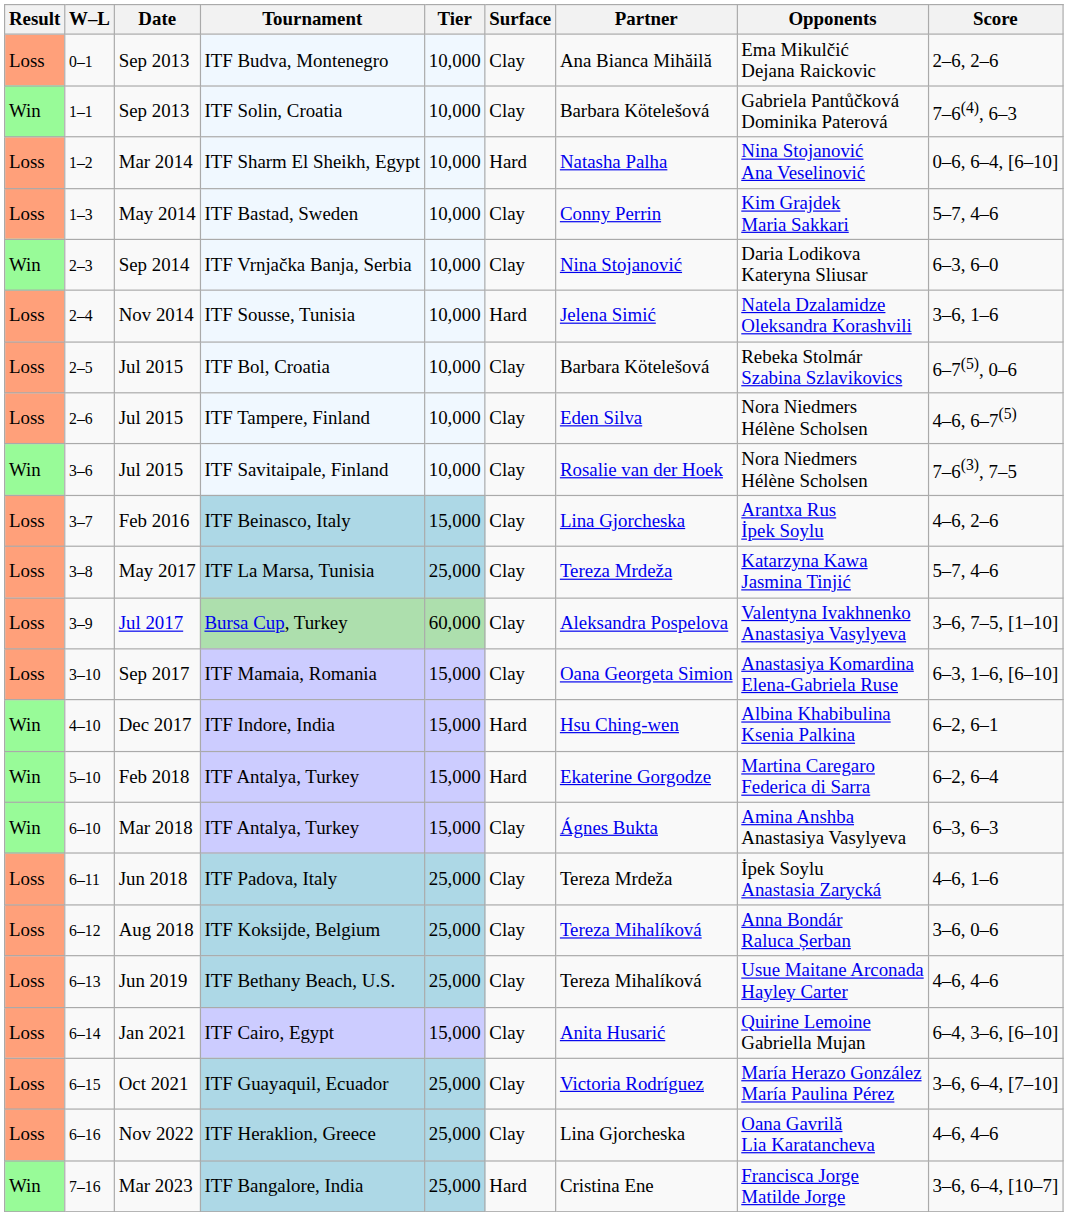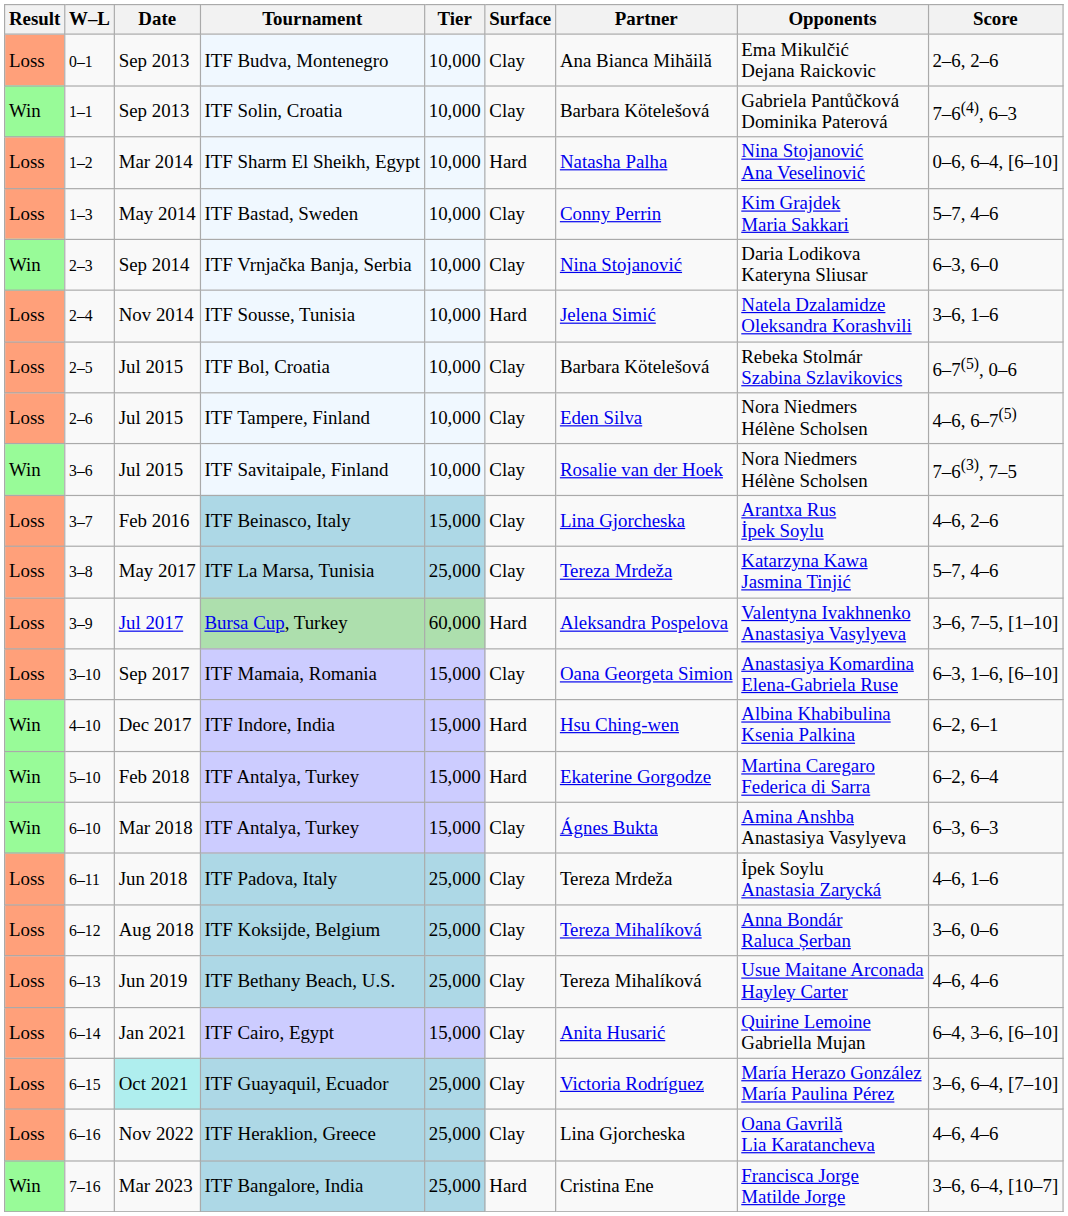(507, 623) Clay -> (508, 623) Hard
(154, 1083) no background -> (154, 1083) paleturquoise background
